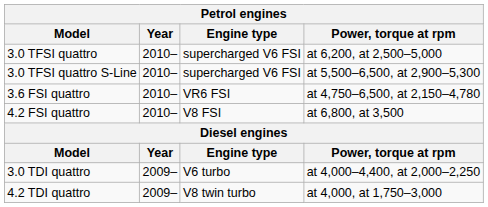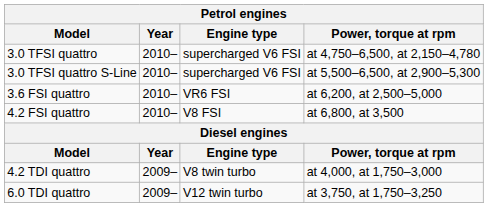(374, 53) at 6,200, at 2,500–5,000 -> (393, 53) at 4,750–6,500, at 2,150–4,780
(393, 93) at 4,750–6,500, at 2,150–4,780 -> (374, 93) at 6,200, at 2,500–5,000
- row: (49, 172)
+ row: (49, 192)
